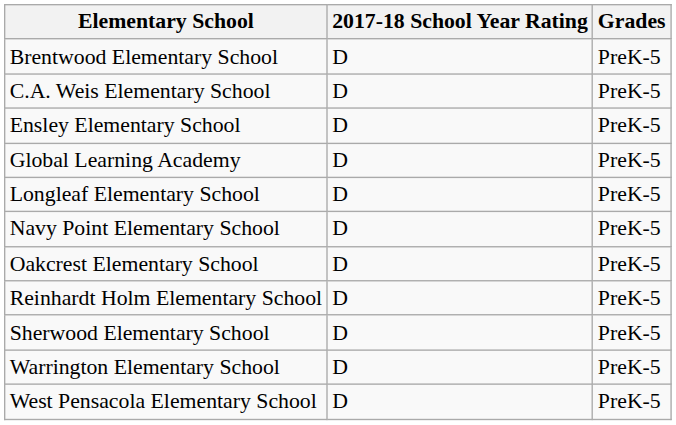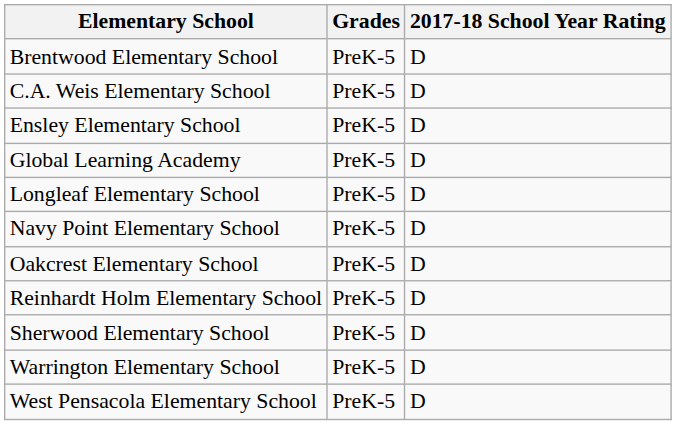columns swapped: (632, 21) <-> (460, 21)
